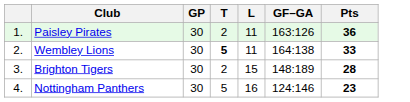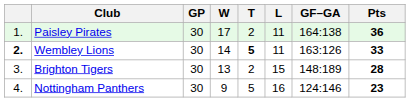+ column: (224, 13)
(293, 32) 163:126 -> (320, 32) 164:138
(18, 50) normal -> (18, 50) bold
(293, 50) 164:138 -> (320, 50) 163:126
